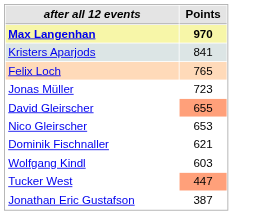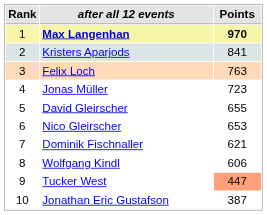+ column: (22, 14)
(203, 71) 765 -> (237, 71) 763
(203, 108) lightsalmon background -> (237, 108) no background
(203, 163) 603 -> (237, 163) 606
